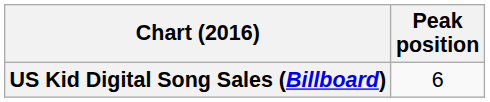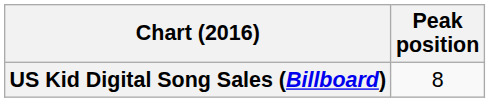(438, 79) 6 -> (438, 79) 8
